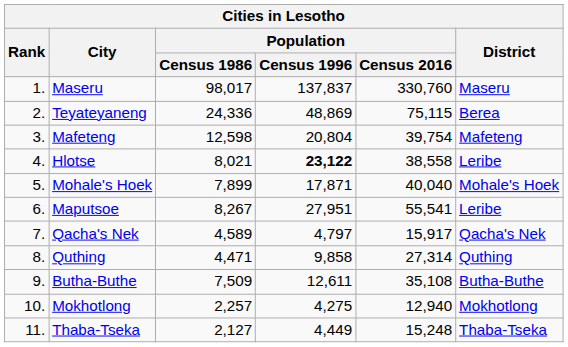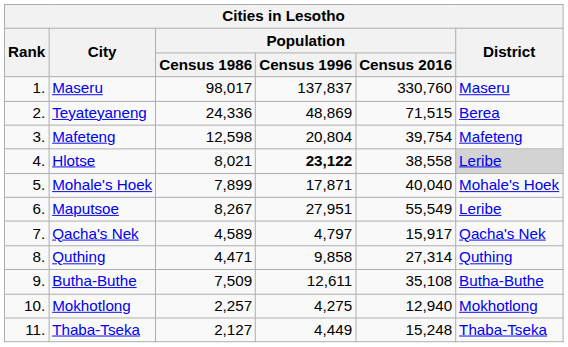(429, 112) 75,115 -> (429, 112) 71,515
(480, 161) no background -> (480, 161) lightgrey background
(429, 209) 55,541 -> (429, 209) 55,549
